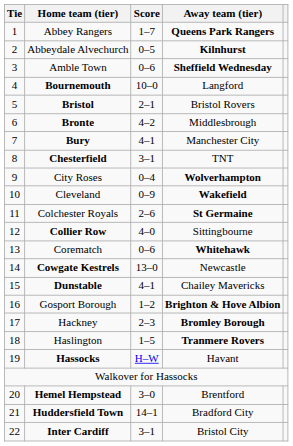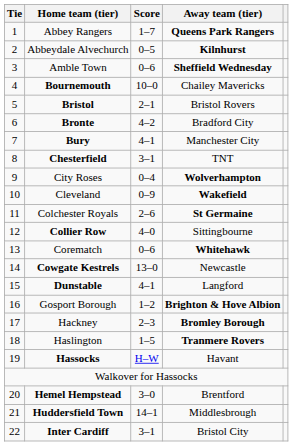(223, 85) Langford -> (223, 85) Chailey Mavericks
(223, 122) Middlesbrough -> (223, 122) Bradford City
(223, 285) Chailey Mavericks -> (223, 285) Langford
(223, 413) Bradford City -> (223, 413) Middlesbrough
